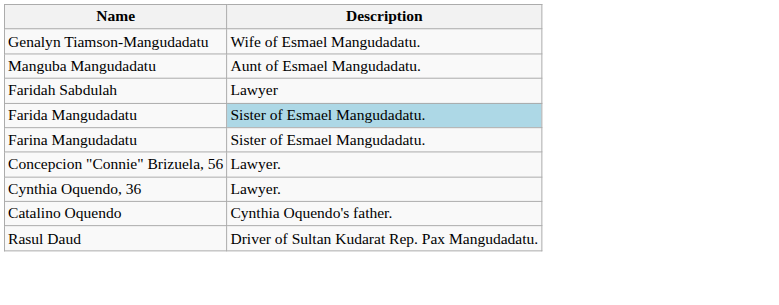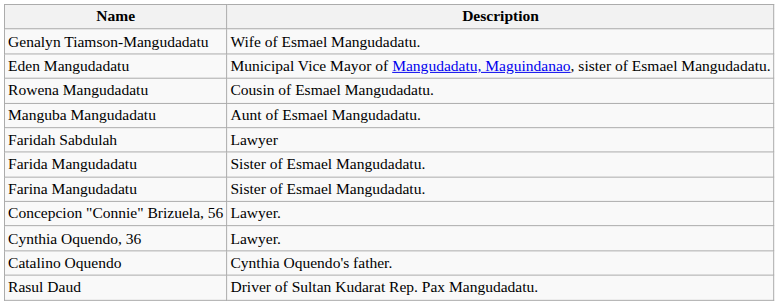+ row: (69, 66)
+ row: (78, 90)
(328, 115) lightblue background -> (328, 164) no background
